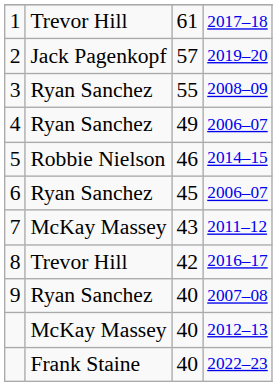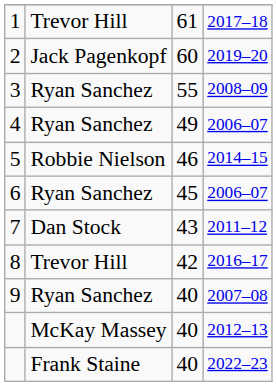(187, 55) 57 -> (187, 55) 60
(98, 227) McKay Massey -> (76, 227) Dan Stock
